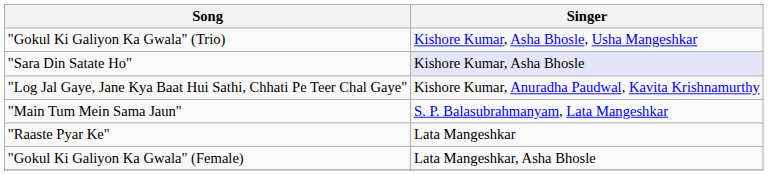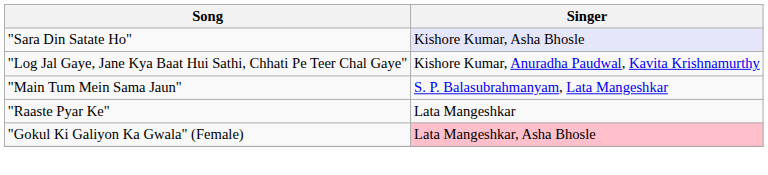- row: (117, 39)
(505, 157) no background -> (505, 134) pink background
